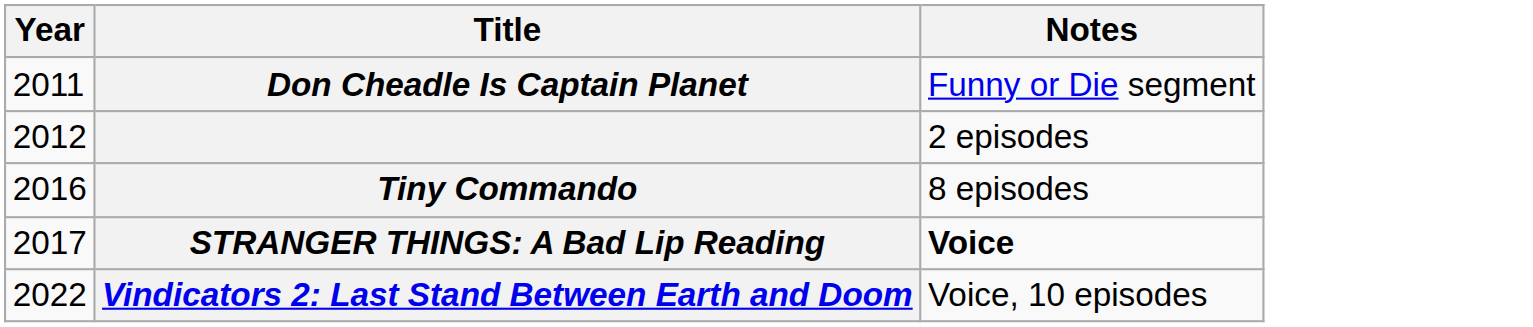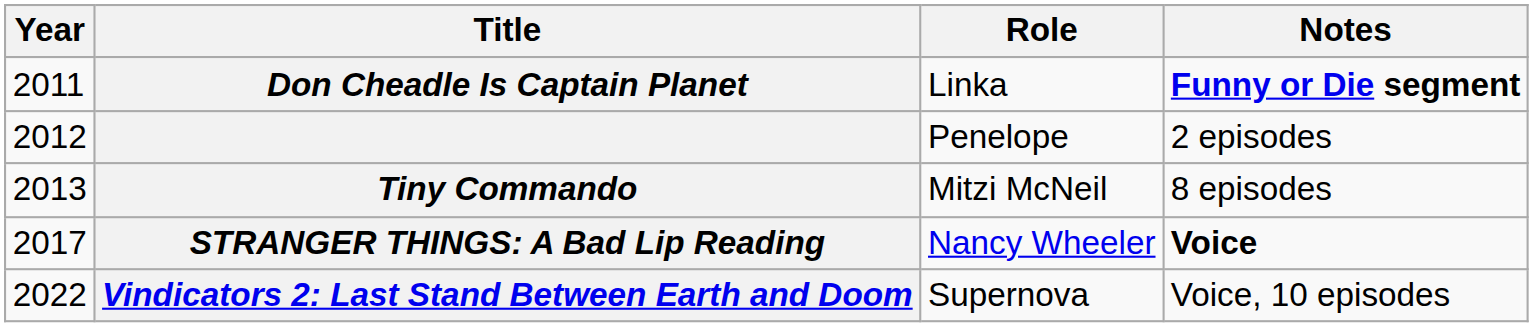+ column: (1042, 30)
(1092, 83) normal -> (1346, 83) bold
(50, 189) 2016 -> (50, 189) 2013
